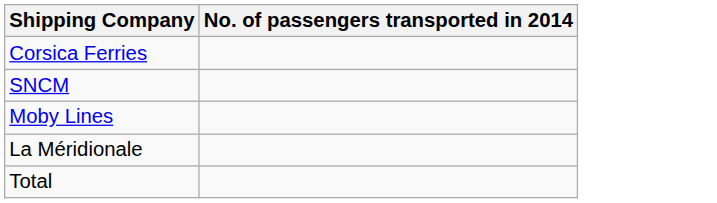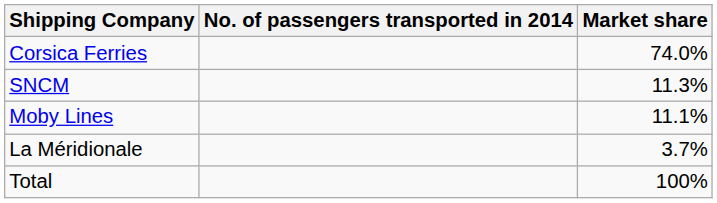+ column: (645, 20)
